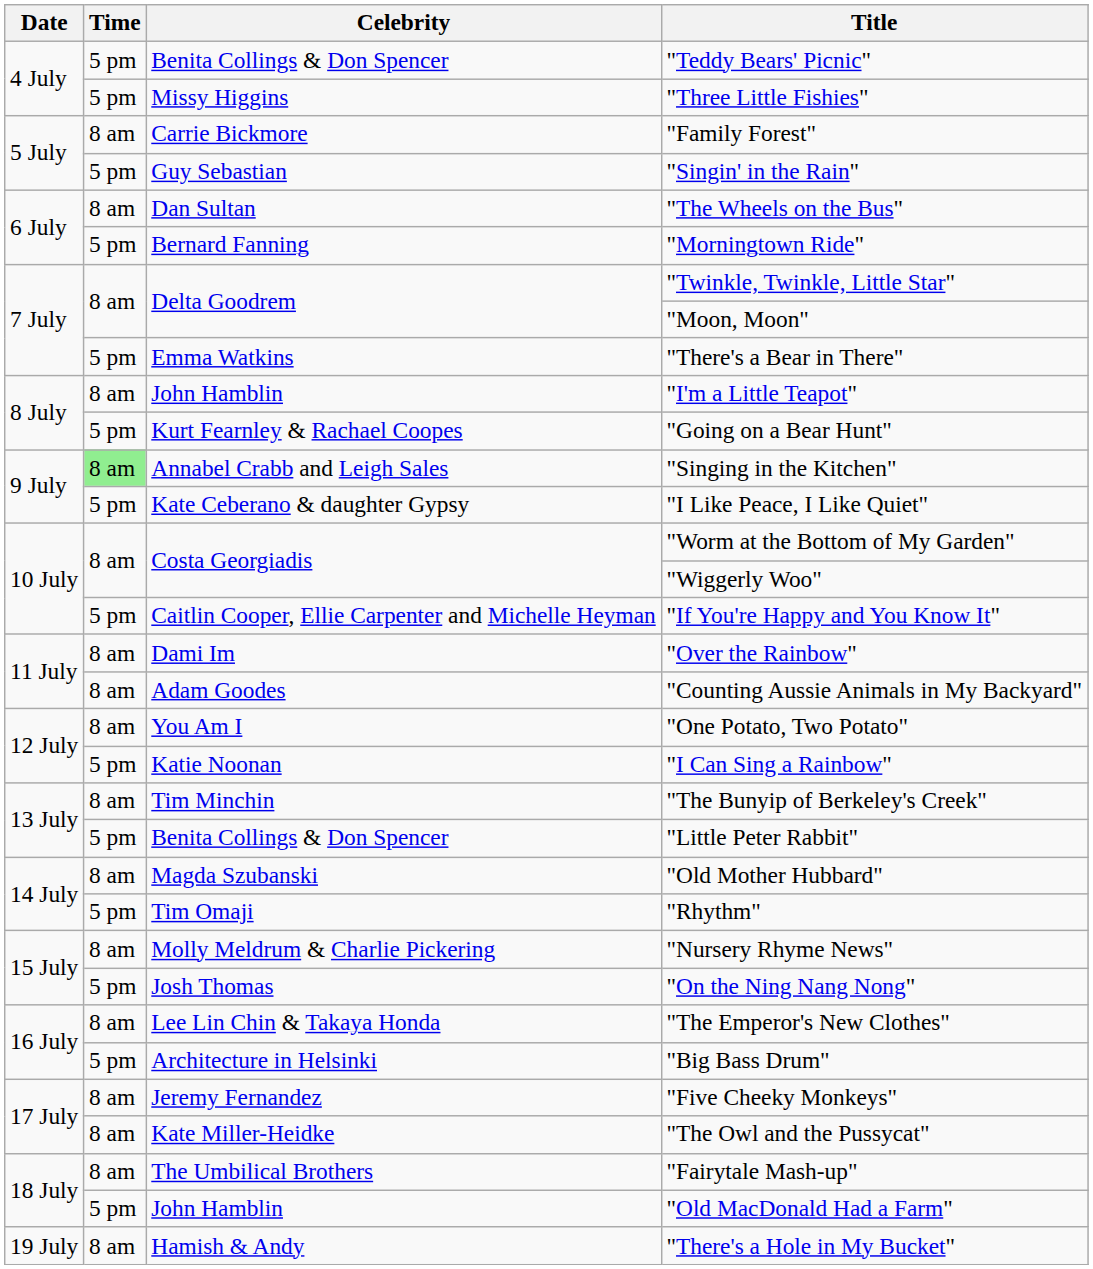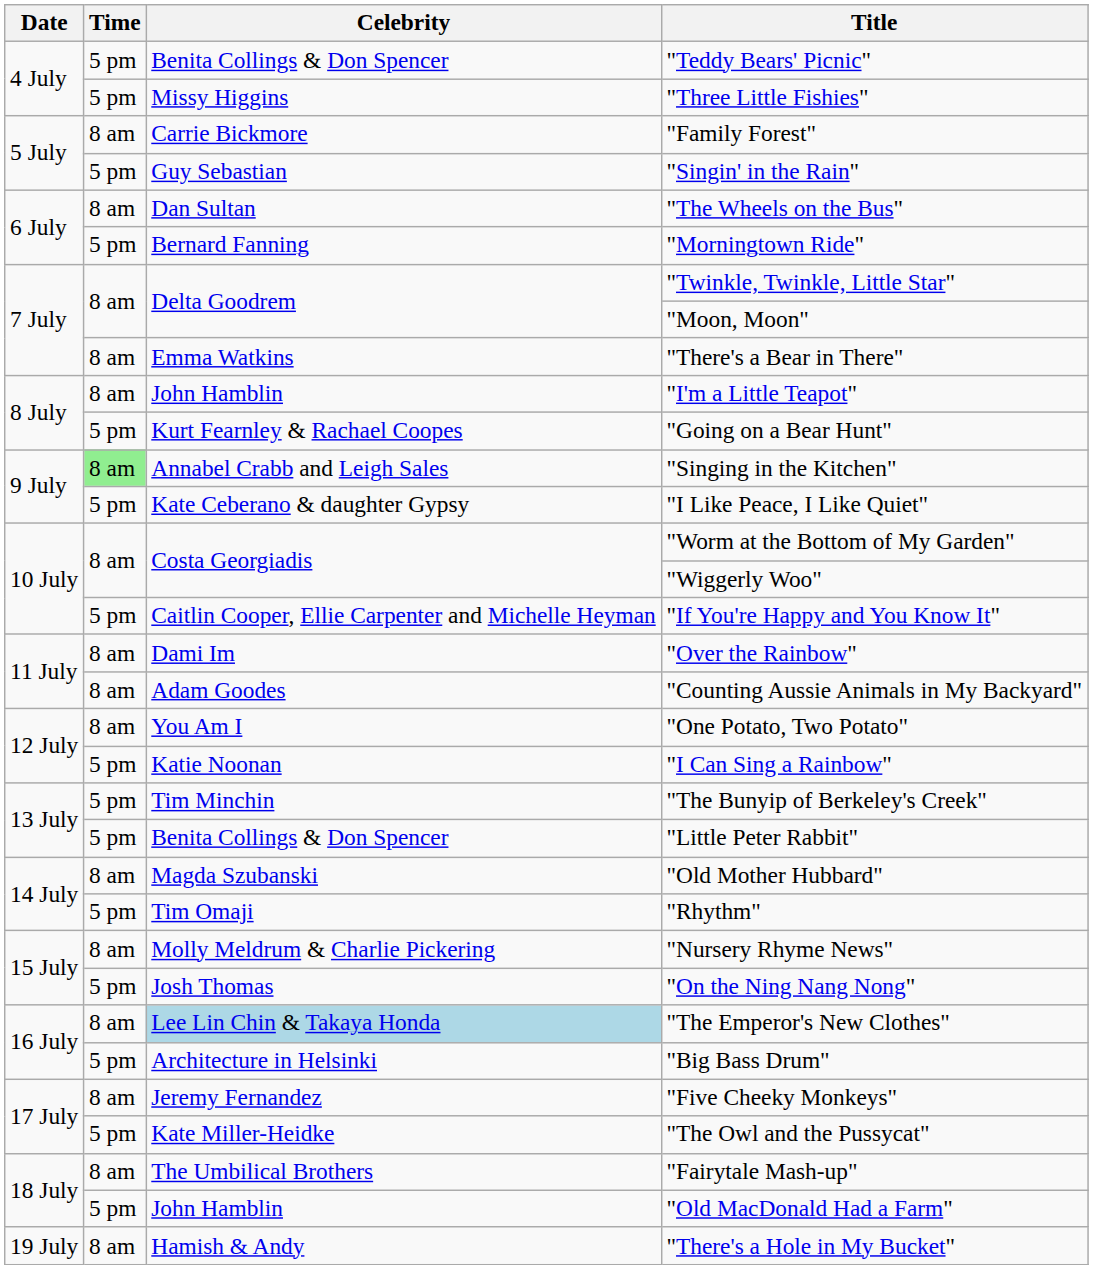(113, 356) 5 pm -> (112, 356) 8 am
(112, 801) 8 am -> (113, 801) 5 pm
(296, 1023) no background -> (296, 1023) lightblue background
(112, 1134) 8 am -> (113, 1134) 5 pm
